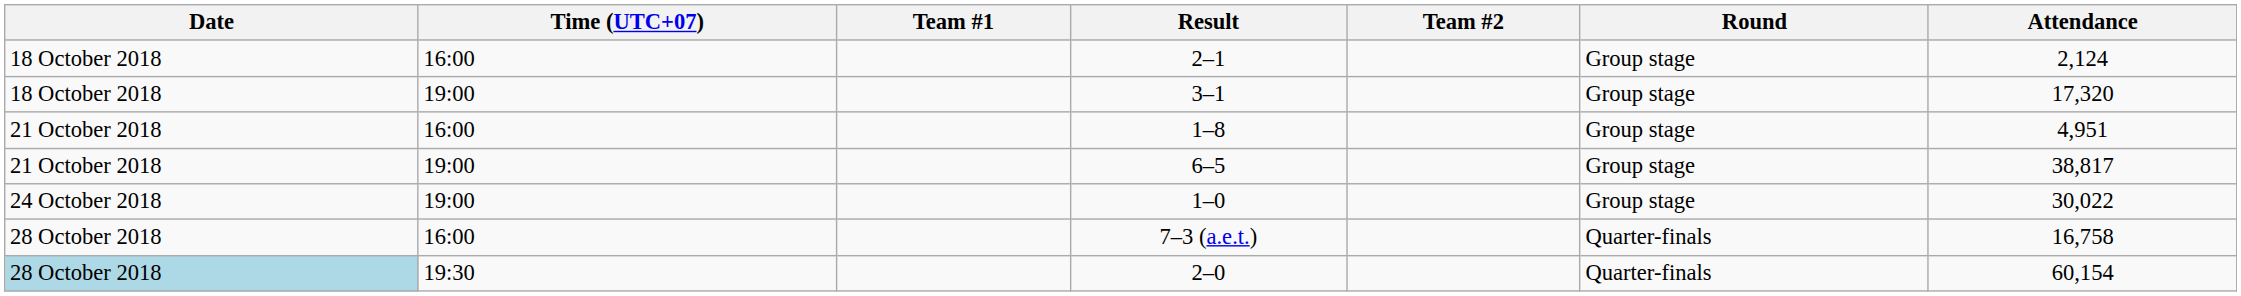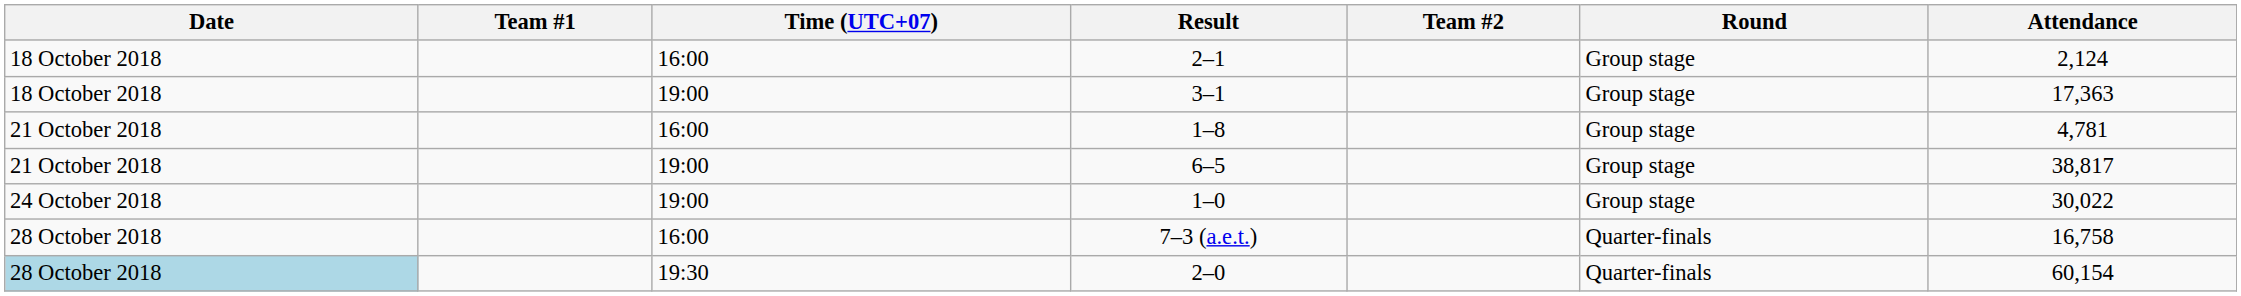columns swapped: (627, 22) <-> (953, 22)
(2083, 93) 17,320 -> (2083, 93) 17,363
(2083, 129) 4,951 -> (2083, 129) 4,781
